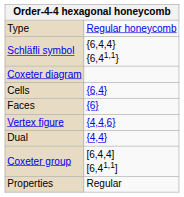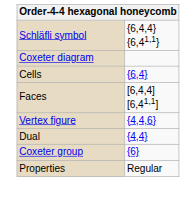- row: (18, 28)
(93, 106) {6} -> (143, 97) [6,4,4] [6,41,1]
(102, 161) [6,4,4] [6,41,1] -> (133, 152) {6}
